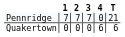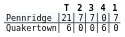columns swapped: (65, 8) <-> (113, 8)
